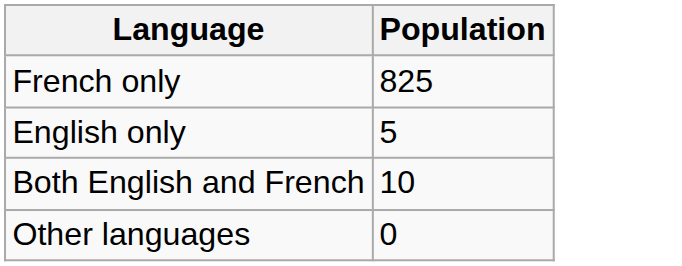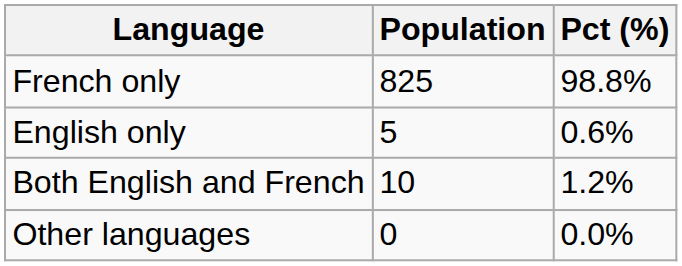+ column: (615, 30)
